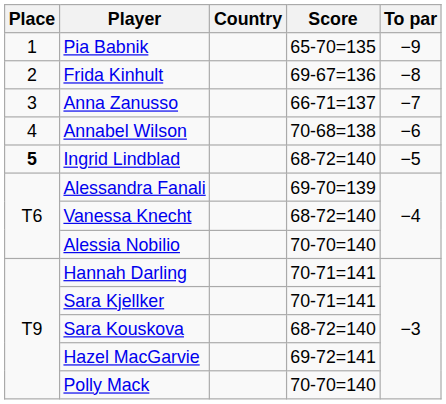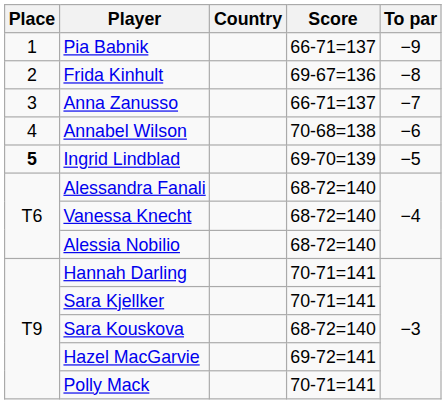(333, 47) 65-70=135 -> (333, 47) 66-71=137
(333, 160) 68-72=140 -> (333, 160) 69-70=139
(333, 188) 69-70=139 -> (333, 188) 68-72=140
(333, 244) 70-70=140 -> (333, 244) 68-72=140
(333, 385) 70-70=140 -> (333, 385) 70-71=141
